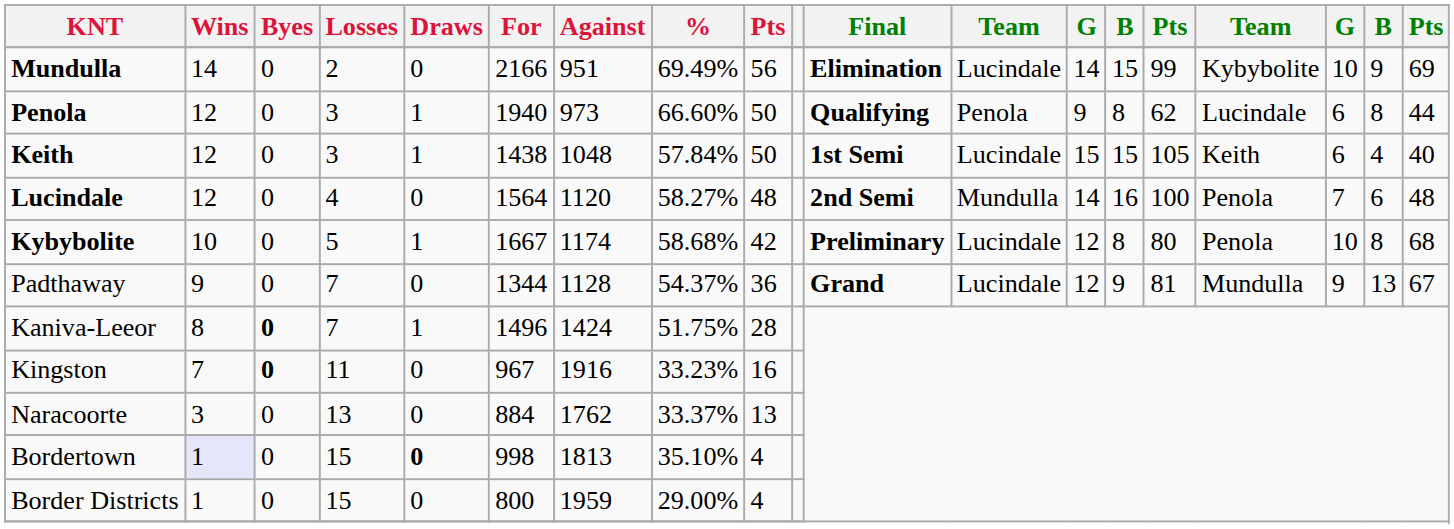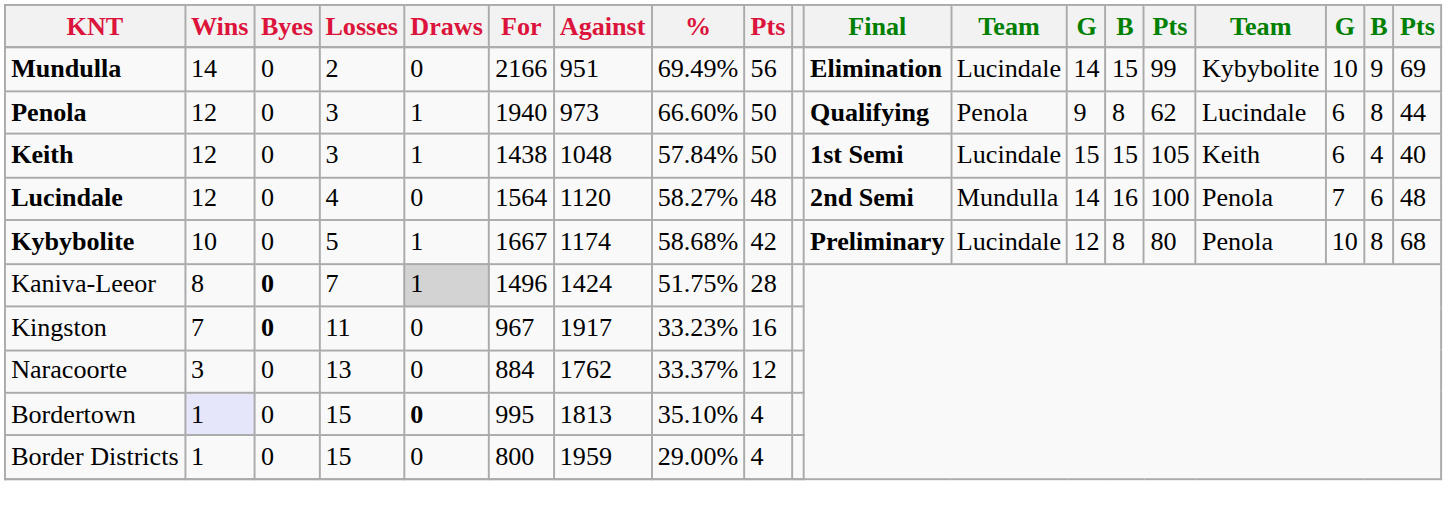- row: (68, 284)
(417, 327) no background -> (417, 284) lightgrey background
(586, 370) 1916 -> (586, 327) 1917
(764, 413) 13 -> (764, 370) 12
(515, 456) 998 -> (515, 413) 995
